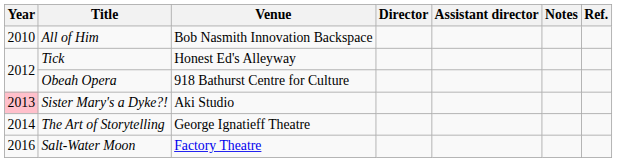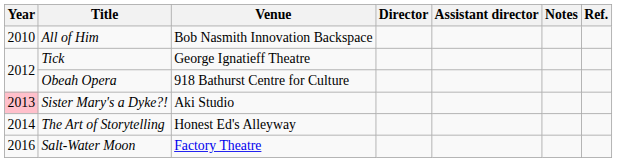(235, 59) Honest Ed's Alleyway -> (242, 59) George Ignatieff Theatre
(242, 124) George Ignatieff Theatre -> (235, 124) Honest Ed's Alleyway
